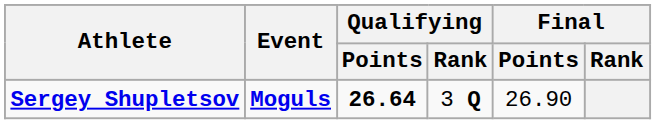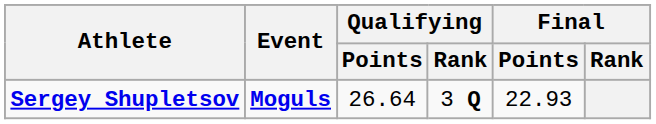(382, 99) bold -> (382, 99) normal
(539, 99) 26.90 -> (539, 99) 22.93
